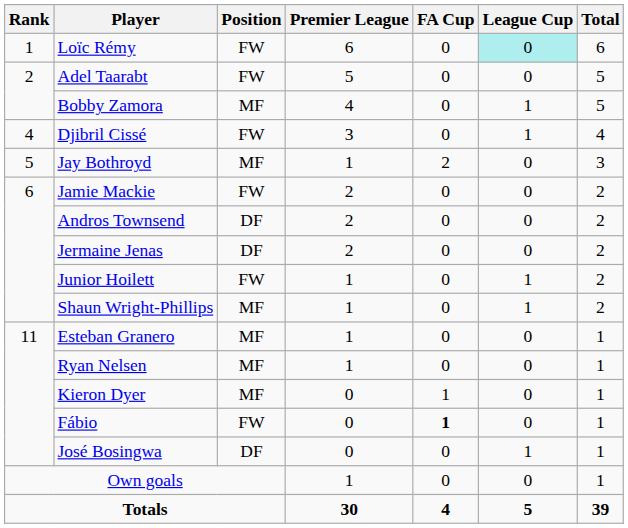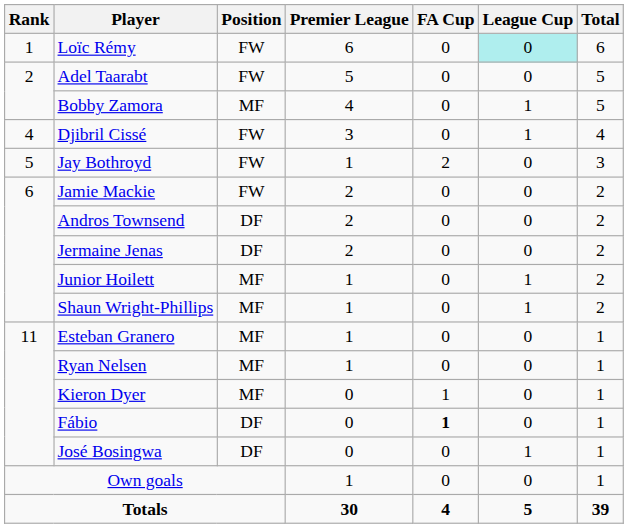(251, 163) MF -> (251, 163) FW
(251, 278) FW -> (251, 278) MF
(251, 422) FW -> (251, 422) DF
